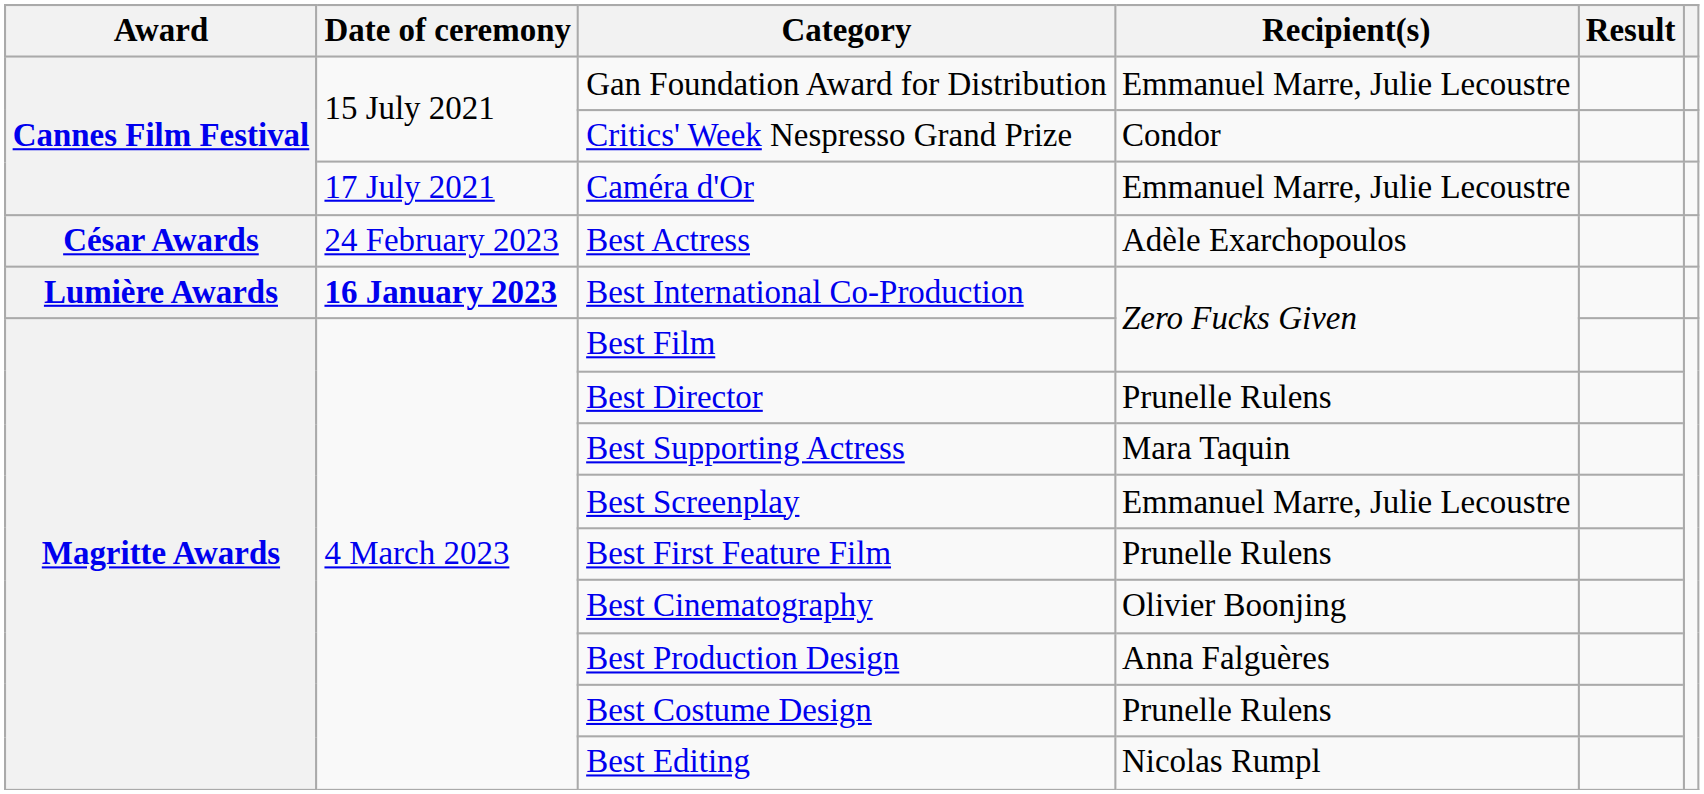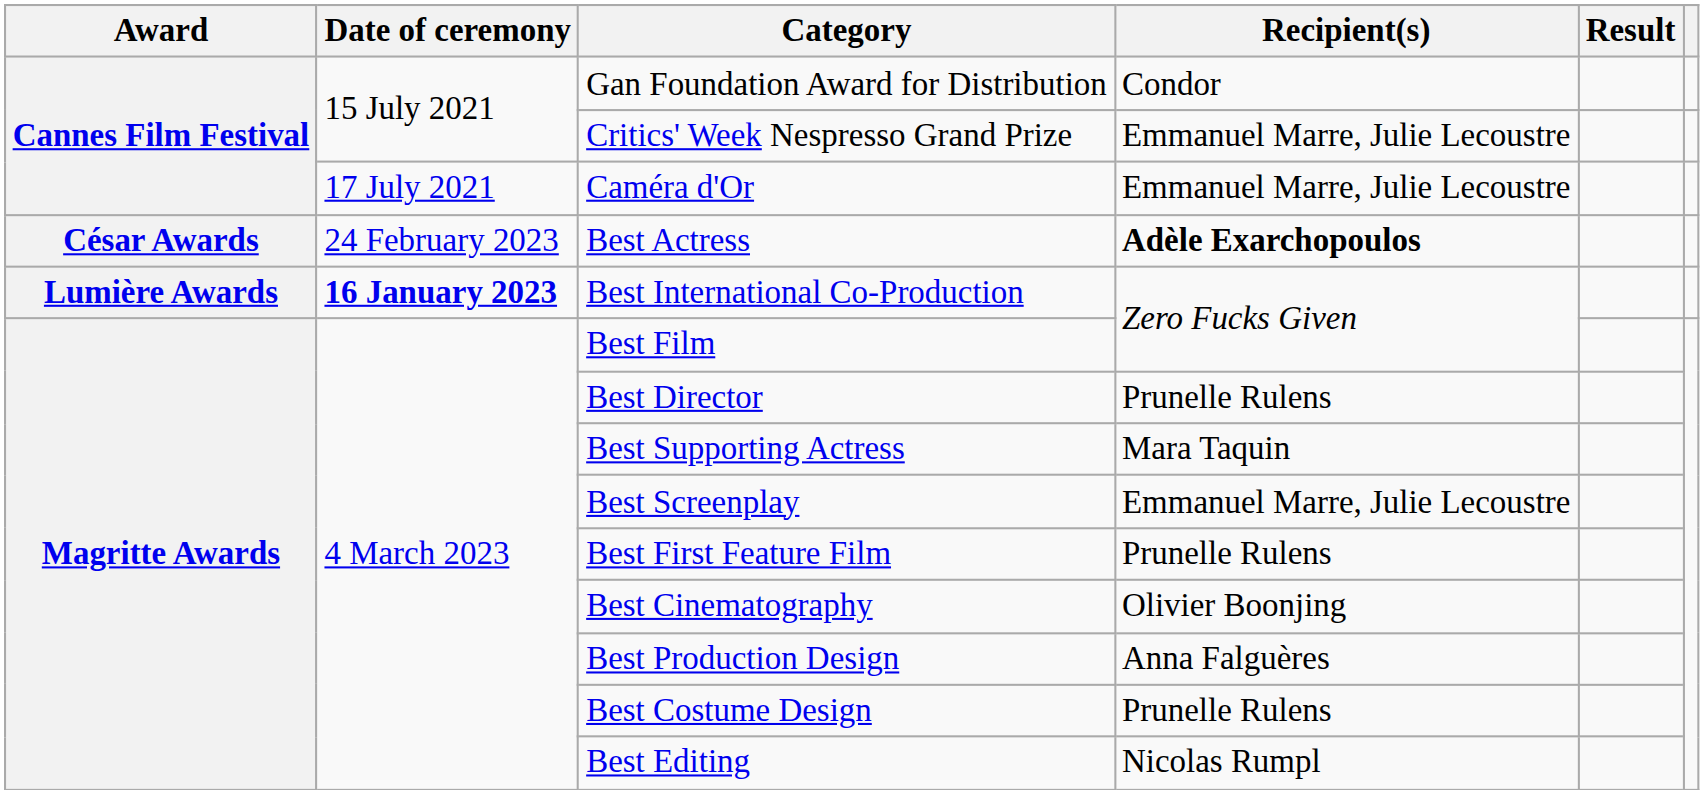(1346, 82) Emmanuel Marre, Julie Lecoustre -> (1171, 82) Condor
(1171, 135) Condor -> (1346, 135) Emmanuel Marre, Julie Lecoustre
(1264, 239) normal -> (1271, 239) bold
